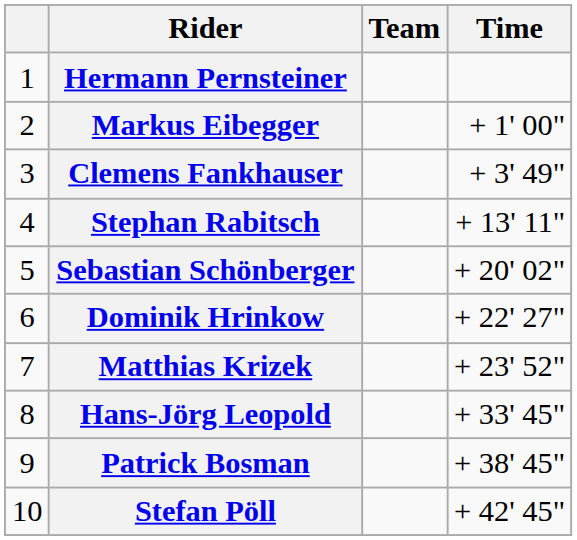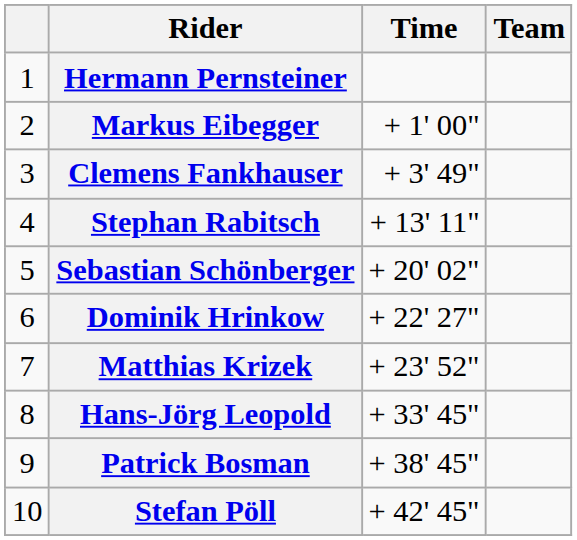columns swapped: (404, 28) <-> (510, 28)
